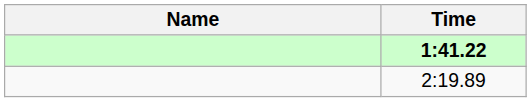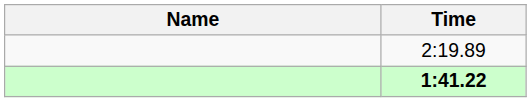rows swapped: (454, 50) <-> (454, 81)
